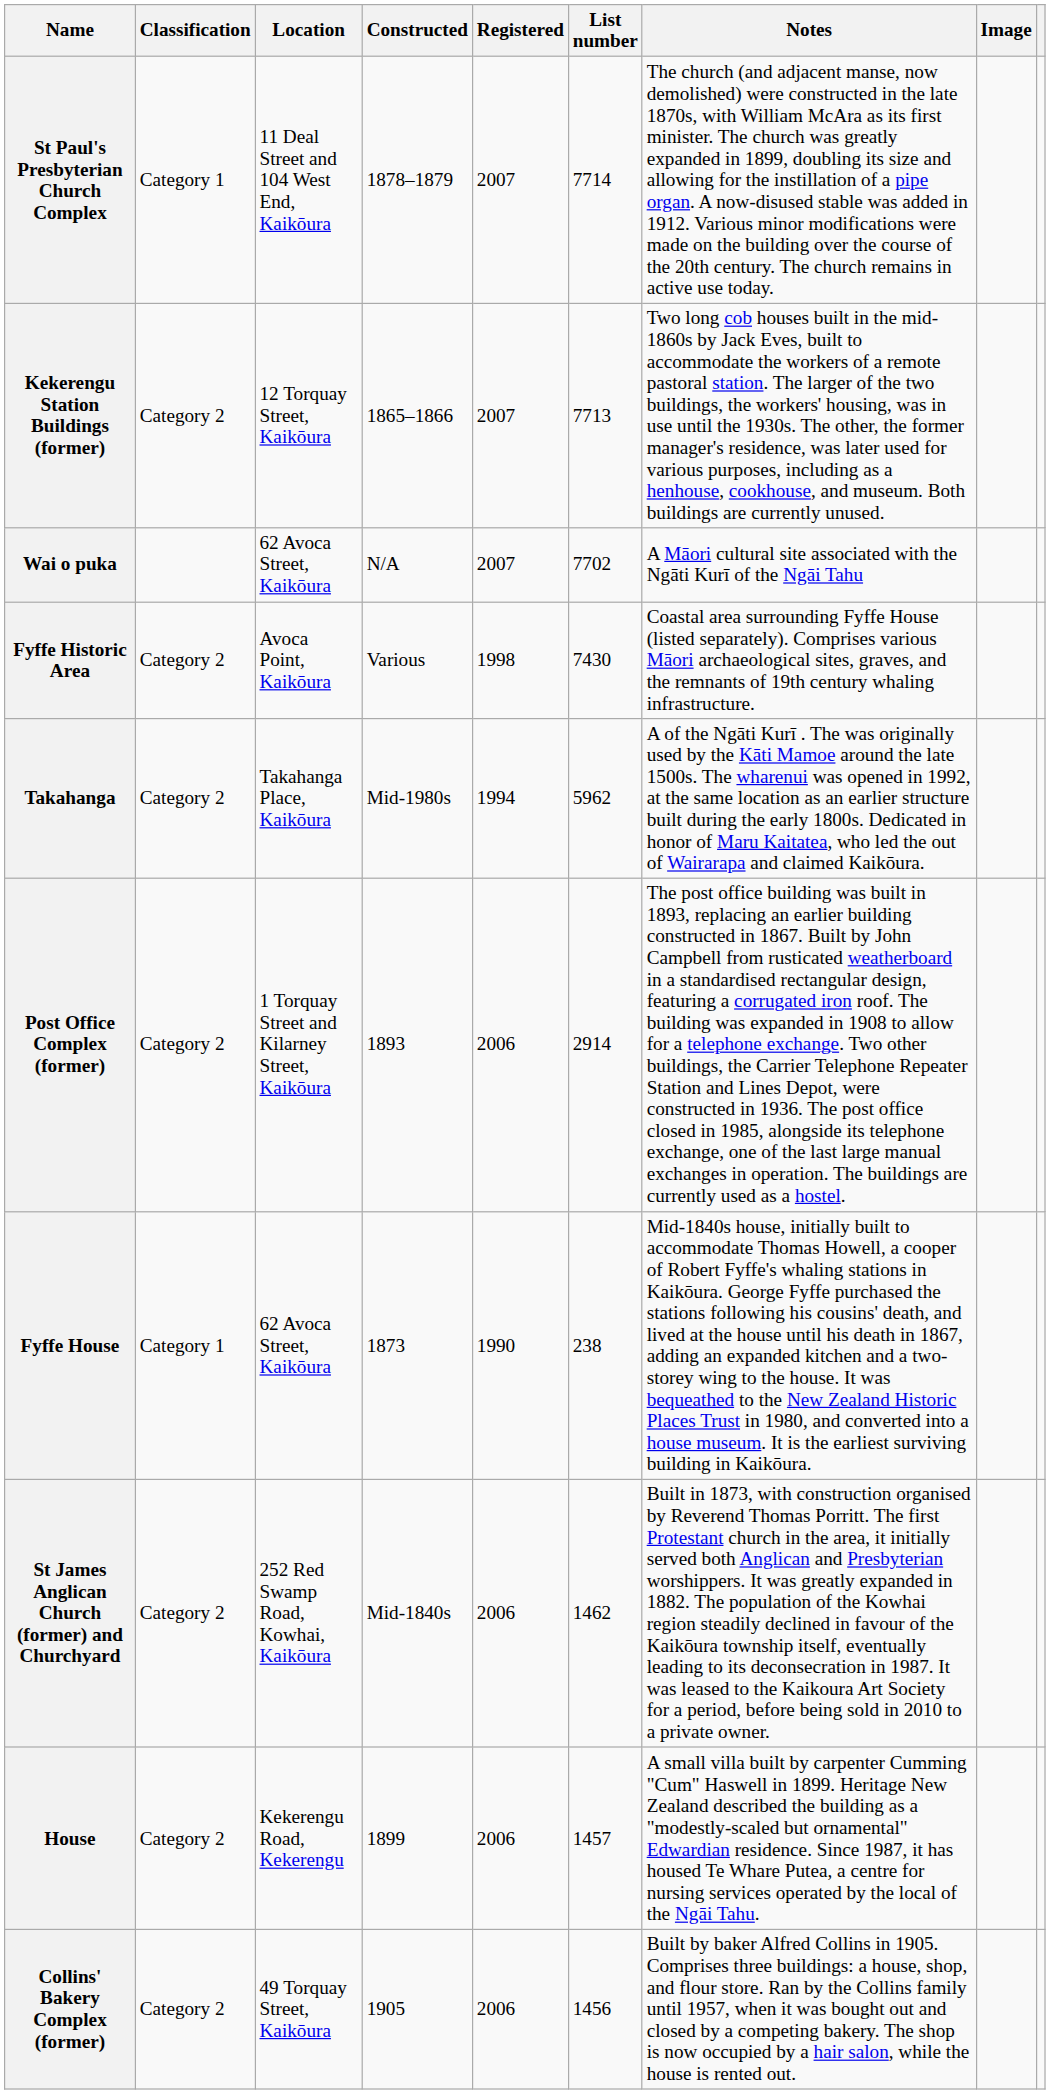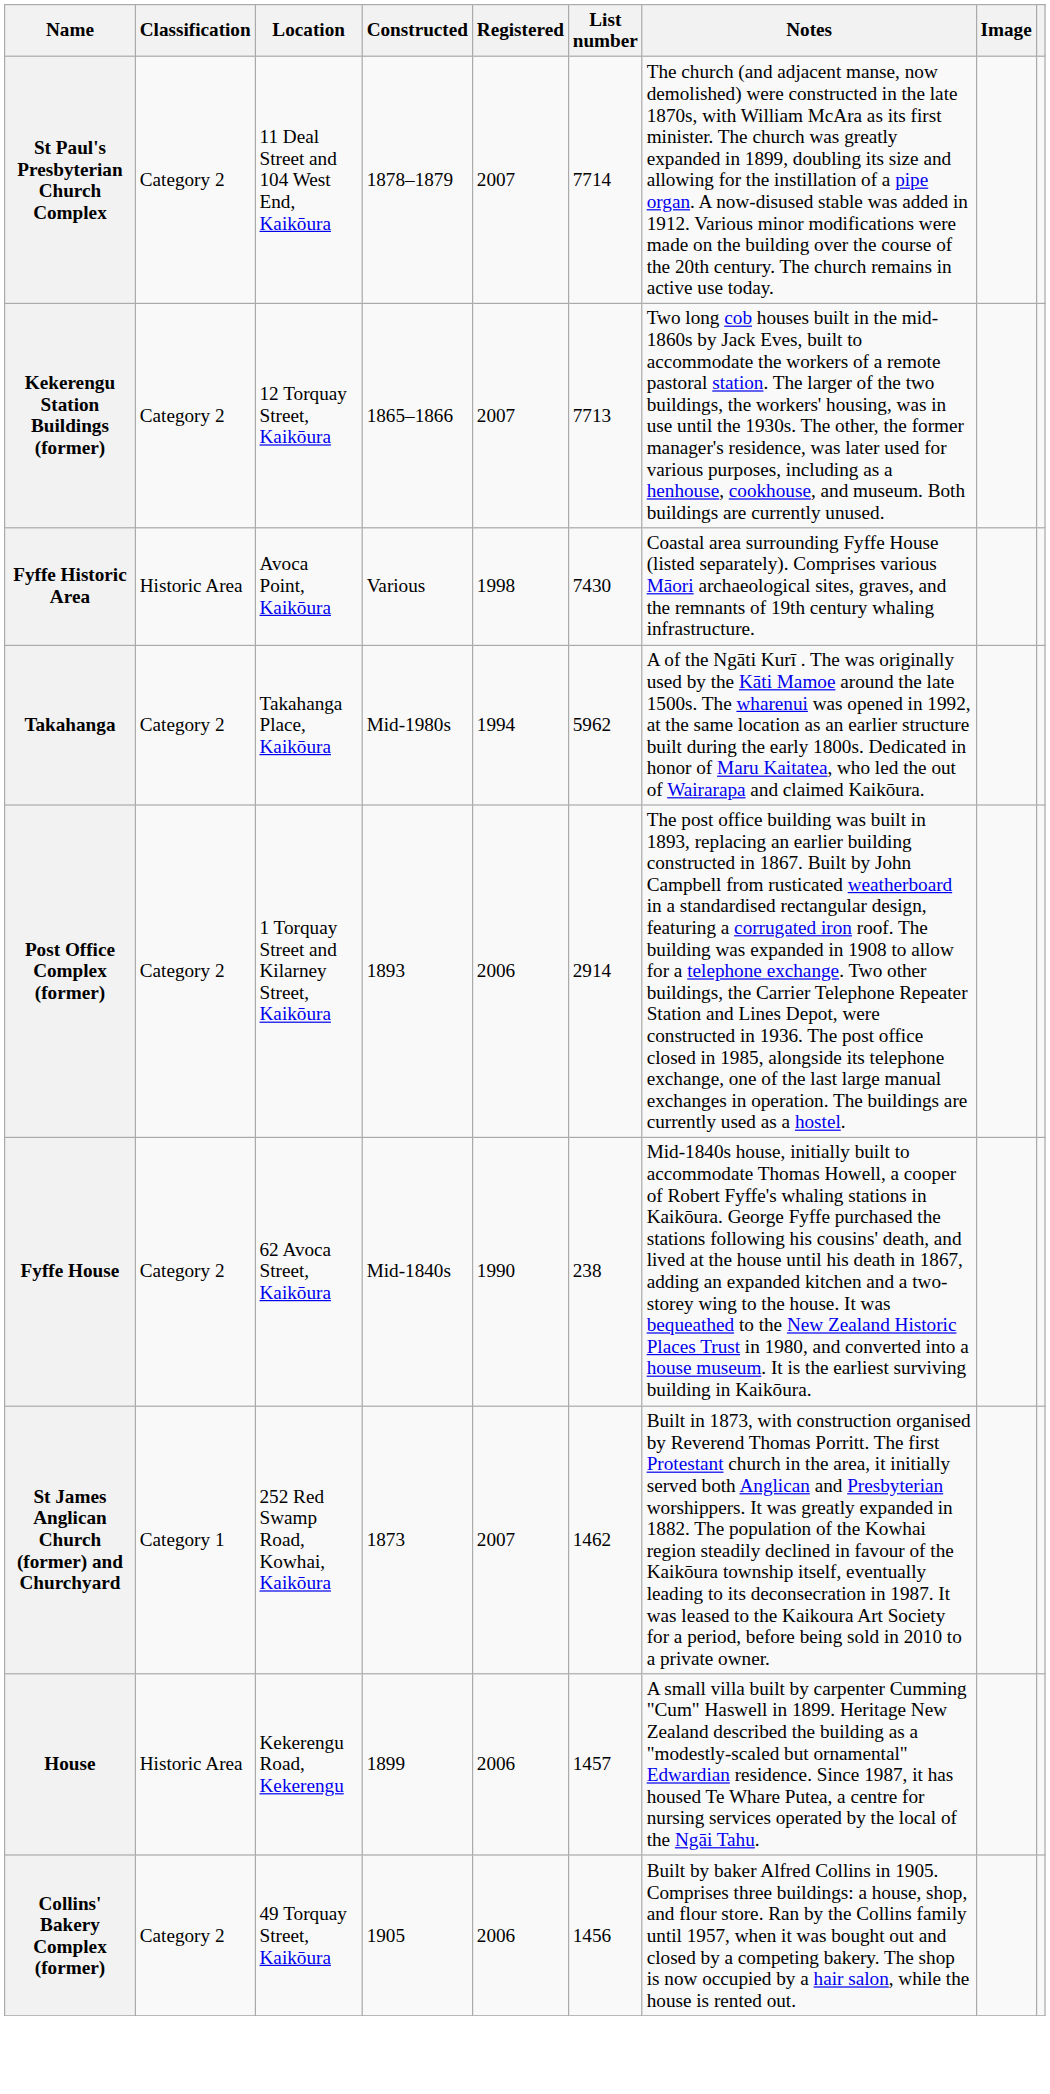(182, 179) Category 1 -> (182, 179) Category 2
- row: (70, 564)
(182, 659) Category 2 -> (191, 586) Historic Area
(182, 1345) Category 1 -> (182, 1271) Category 2
(386, 1345) 1873 -> (409, 1271) Mid-1840s
(182, 1613) Category 2 -> (182, 1539) Category 1
(409, 1613) Mid-1840s -> (386, 1539) 1873
(496, 1613) 2006 -> (496, 1539) 2007
(182, 1838) Category 2 -> (191, 1764) Historic Area
